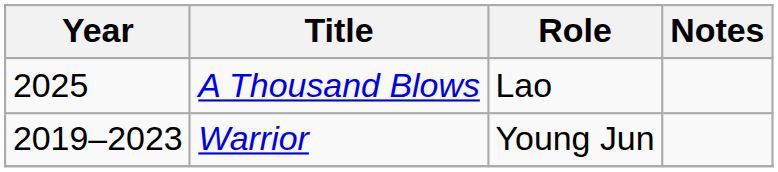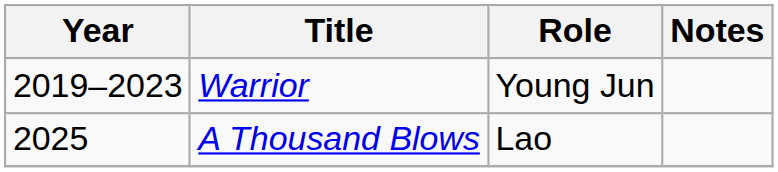rows swapped: (254, 138) <-> (339, 85)
